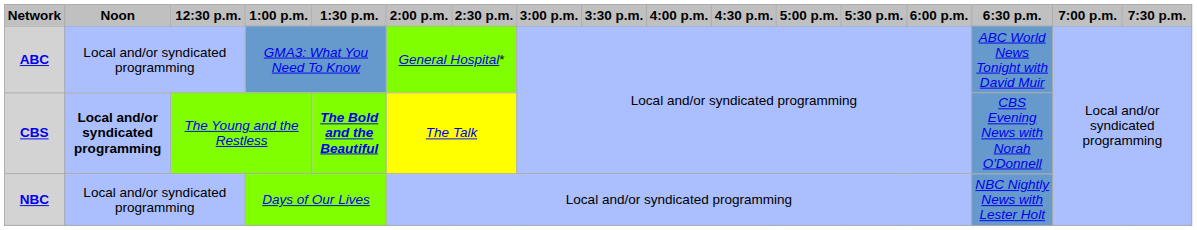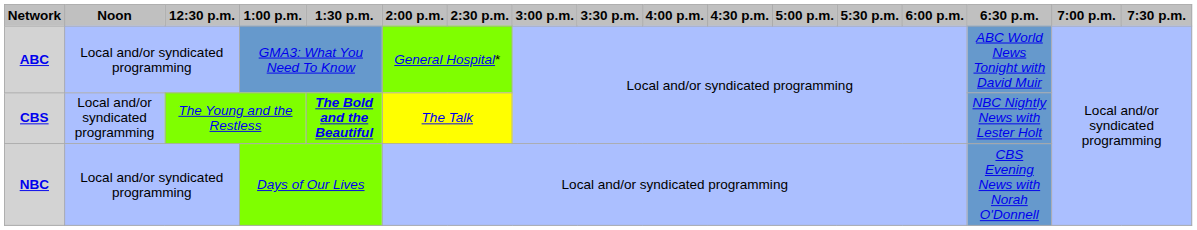(118, 134) bold -> (114, 118) normal
(1012, 134) CBS Evening News with Norah O'Donnell -> (1009, 118) NBC Nightly News with Lester Holt
(1012, 200) NBC Nightly News with Lester Holt -> (1009, 185) CBS Evening News with Norah O'Donnell
